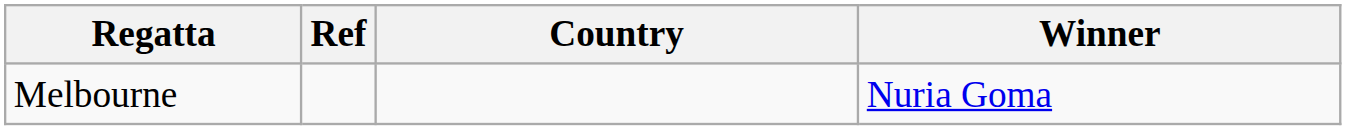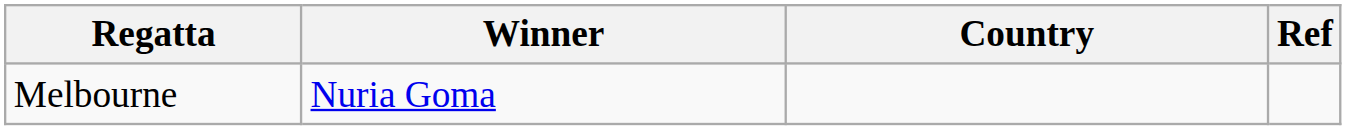columns swapped: (1100, 34) <-> (338, 34)
